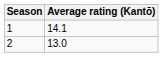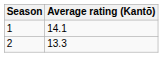(57, 44) 13.0 -> (57, 44) 13.3
